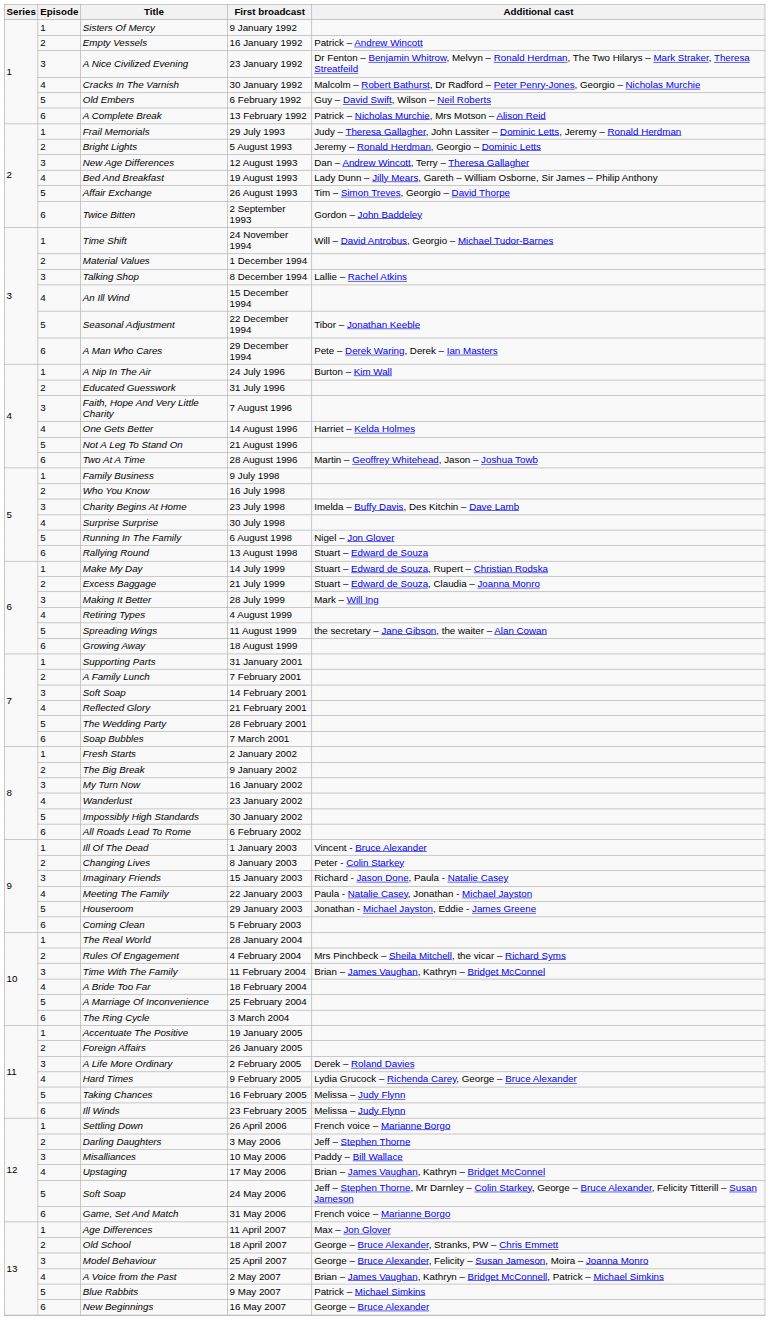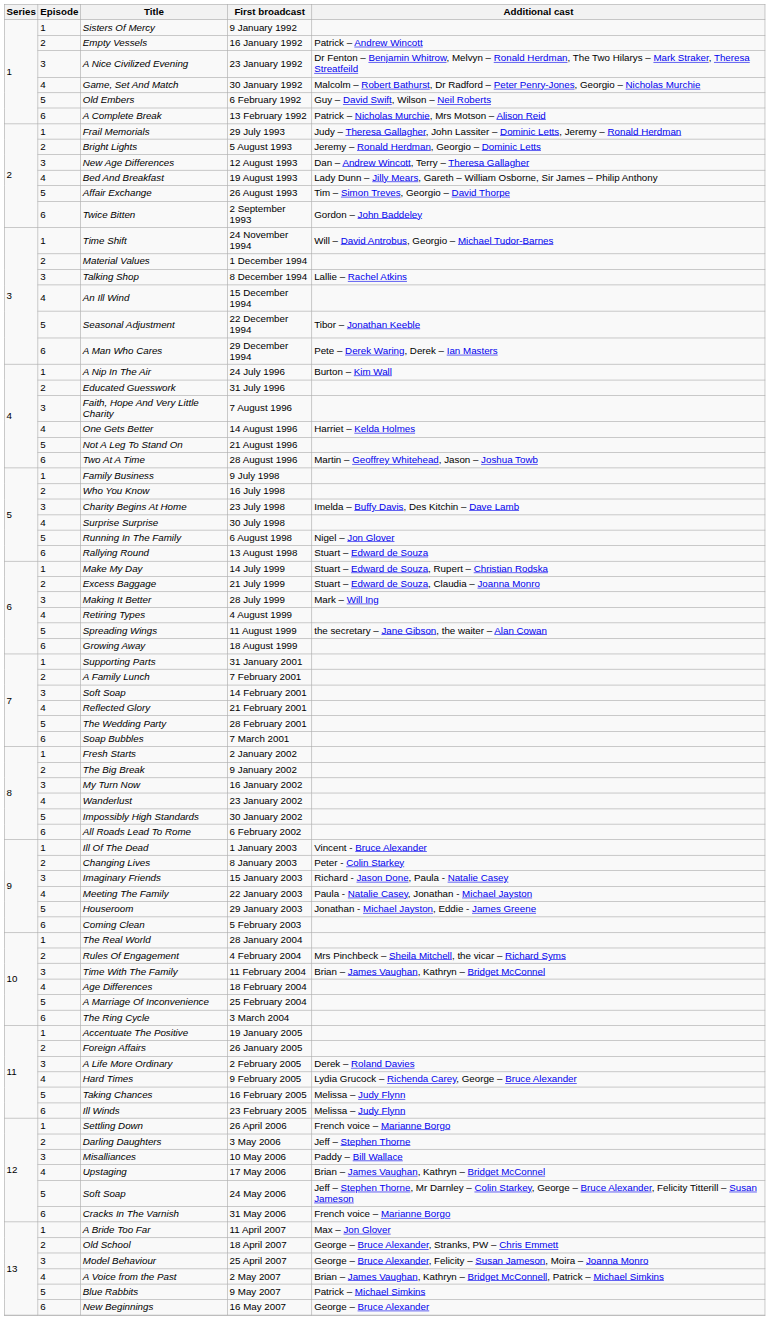(131, 85) Cracks In The Varnish -> (131, 85) Game, Set And Match
(117, 986) A Bride Too Far -> (118, 986) Age Differences
(131, 1214) Game, Set And Match -> (131, 1214) Cracks In The Varnish
(118, 1230) Age Differences -> (117, 1230) A Bride Too Far
